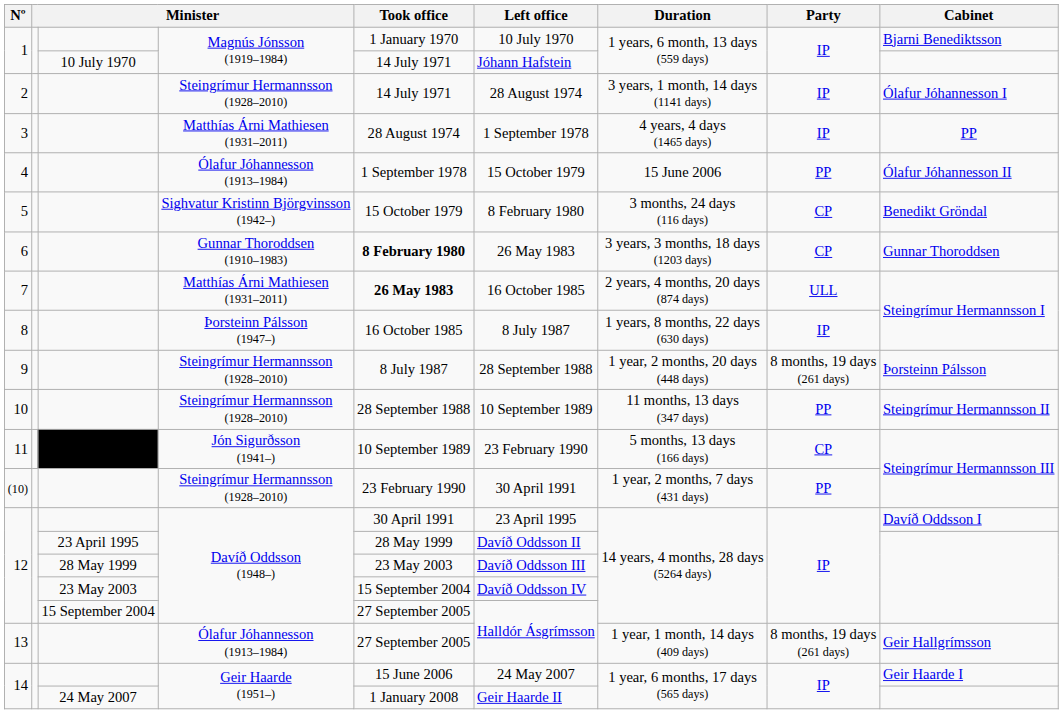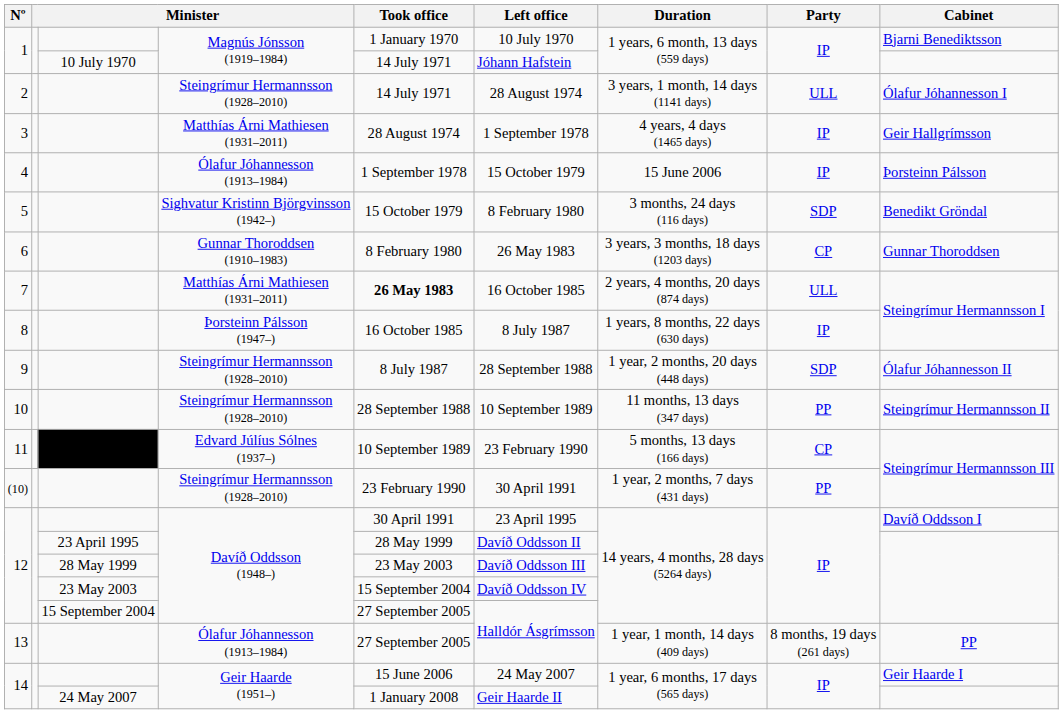(823, 93) IP -> (823, 93) ULL
(969, 132) PP -> (937, 132) Geir Hallgrímsson
(823, 172) PP -> (823, 172) IP
(947, 172) Ólafur Jóhannesson II -> (935, 172) Þorsteinn Pálsson
(823, 211) CP -> (823, 211) SDP
(414, 251) bold -> (414, 251) normal
(823, 369) 8 months, 19 days (261 days) -> (823, 369) SDP
(935, 369) Þorsteinn Pálsson -> (947, 369) Ólafur Jóhannesson II
(256, 448) Jón Sigurðsson (1941–) -> (256, 448) Edvard Júlíus Sólnes (1937–)
(937, 643) Geir Hallgrímsson -> (969, 643) PP
